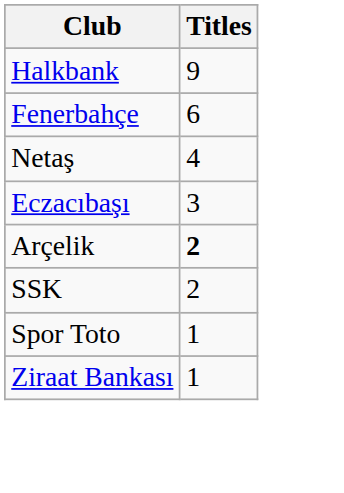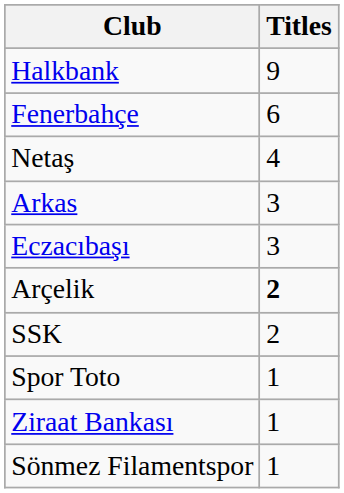+ row: (44, 202)
+ row: (132, 465)
